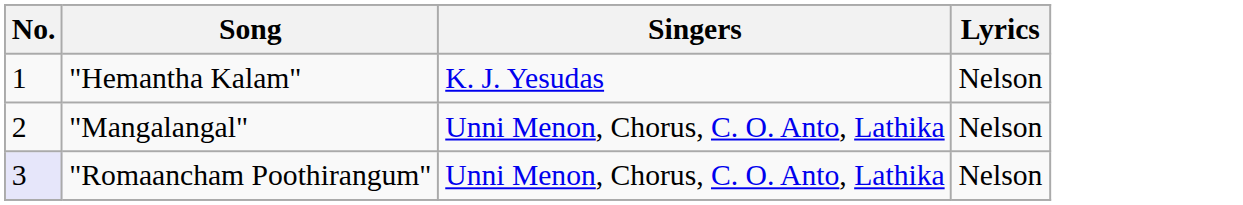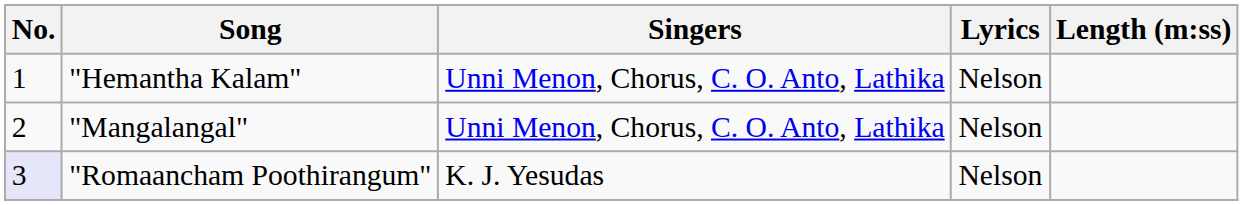+ column: (1144, 29)
(525, 77) K. J. Yesudas -> (695, 77) Unni Menon, Chorus, C. O. Anto, Lathika
(695, 175) Unni Menon, Chorus, C. O. Anto, Lathika -> (525, 175) K. J. Yesudas
